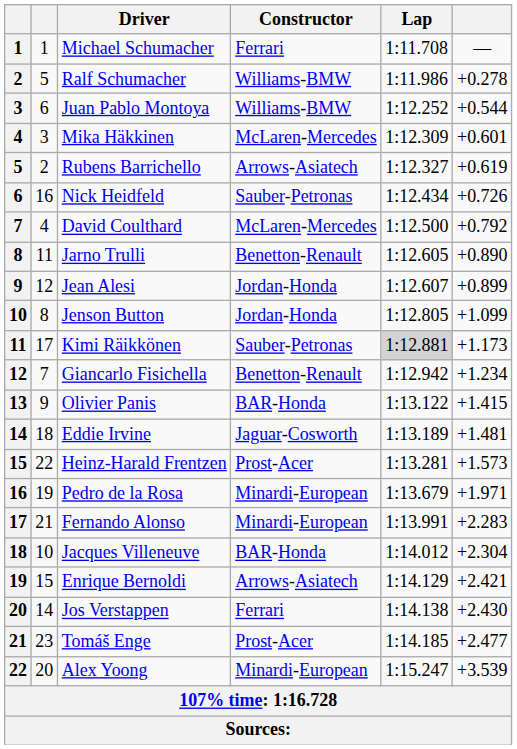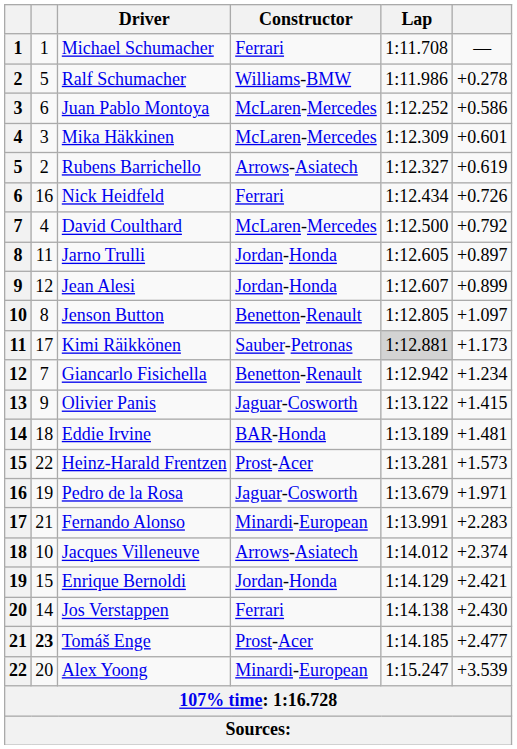(293, 107) Williams-BMW -> (306, 107) McLaren-Mercedes
(482, 107) +0.544 -> (482, 107) +0.586
(294, 196) Sauber-Petronas -> (260, 196) Ferrari
(299, 255) Benetton-Renault -> (286, 255) Jordan-Honda
(482, 255) +0.890 -> (482, 255) +0.897
(286, 315) Jordan-Honda -> (299, 315) Benetton-Renault
(482, 315) +1.099 -> (482, 315) +1.097
(281, 403) BAR-Honda -> (296, 403) Jaguar-Cosworth
(296, 433) Jaguar-Cosworth -> (281, 433) BAR-Honda
(301, 492) Minardi-European -> (296, 492) Jaguar-Cosworth
(281, 552) BAR-Honda -> (297, 552) Arrows-Asiatech
(482, 552) +2.304 -> (482, 552) +2.374
(297, 581) Arrows-Asiatech -> (286, 581) Jordan-Honda
(44, 640) normal -> (44, 640) bold
